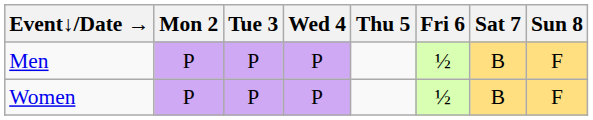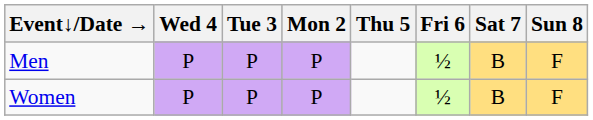columns swapped: (189, 23) <-> (317, 23)
